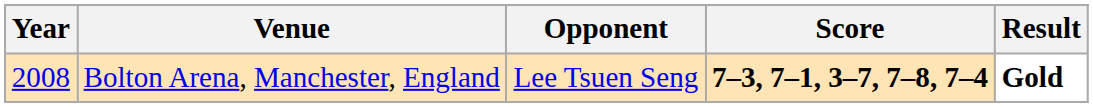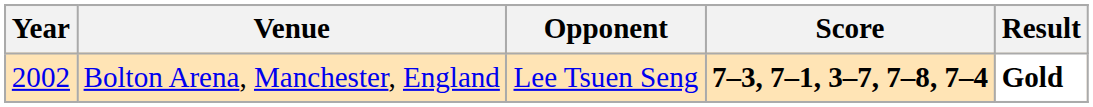(41, 76) 2008 -> (41, 76) 2002
